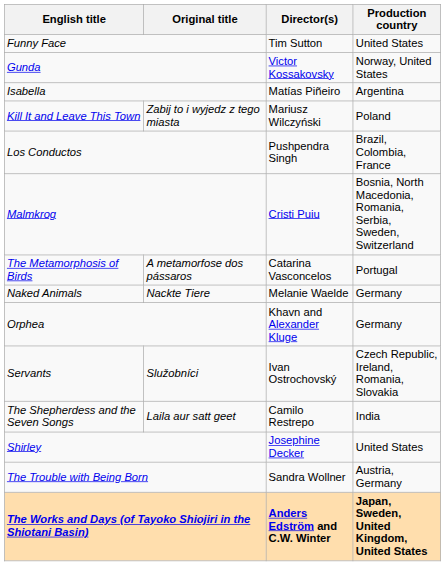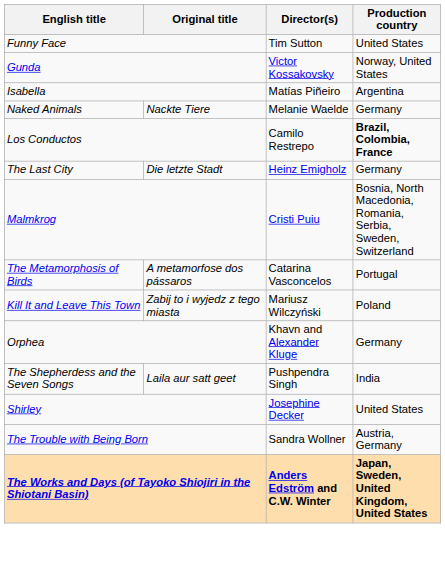rows swapped: (74, 115) <-> (44, 294)
(299, 152) Pushpendra Singh -> (291, 139) Camilo Restrepo
(381, 152) normal -> (383, 139) bold
+ row: (40, 170)
- row: (29, 373)
(291, 416) Camilo Restrepo -> (299, 378) Pushpendra Singh
